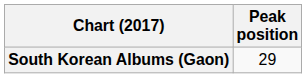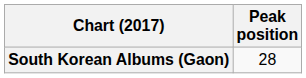(267, 60) 29 -> (267, 60) 28
